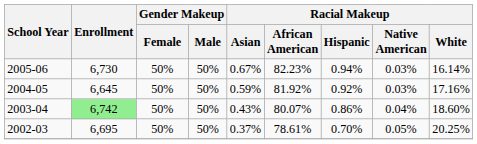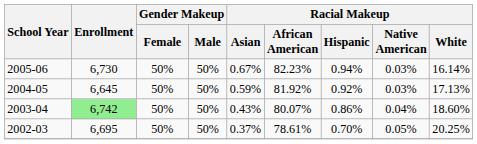(451, 89) 17.16% -> (451, 89) 17.13%
